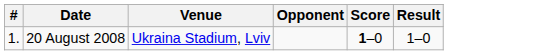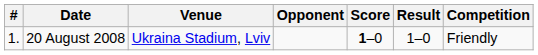+ column: (488, 15)
